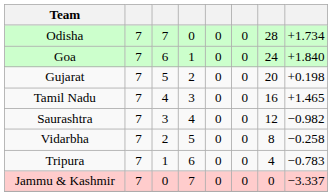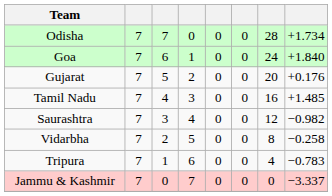(306, 77) +0.198 -> (306, 77) +0.176
(306, 98) +1.465 -> (306, 98) +1.485
